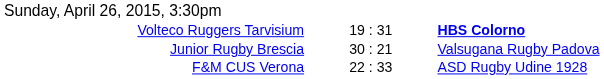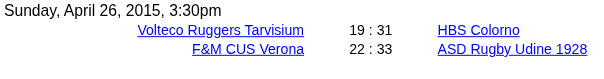(481, 30) bold -> (479, 30) normal
- row: (237, 49)
